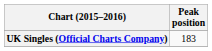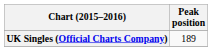(189, 38) 183 -> (189, 38) 189
